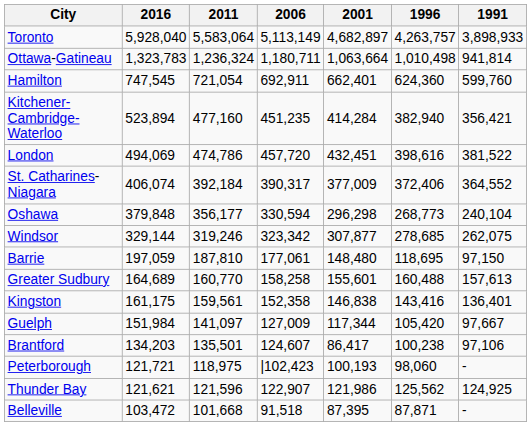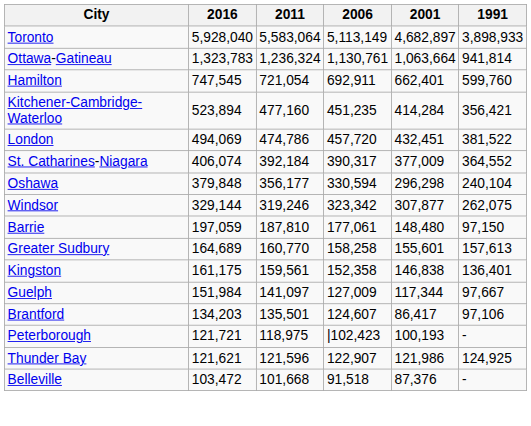- column: (425, 15)
(290, 59) 1,180,711 -> (358, 59) 1,130,761
(348, 411) 87,395 -> (416, 380) 87,376
